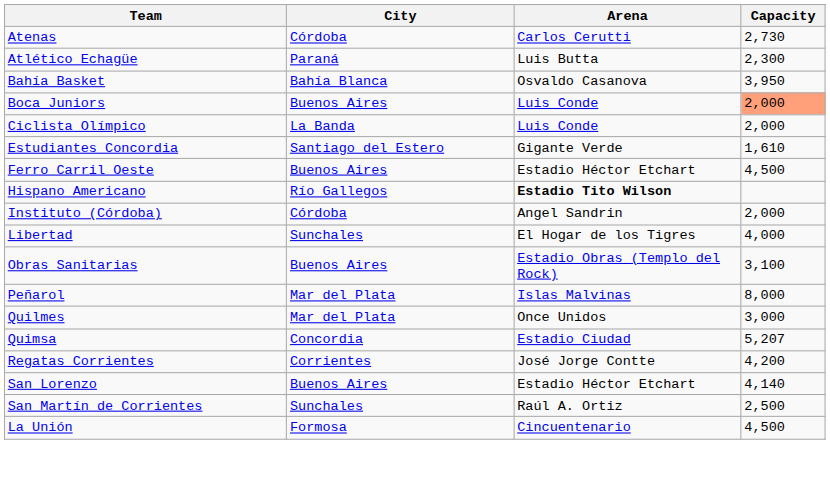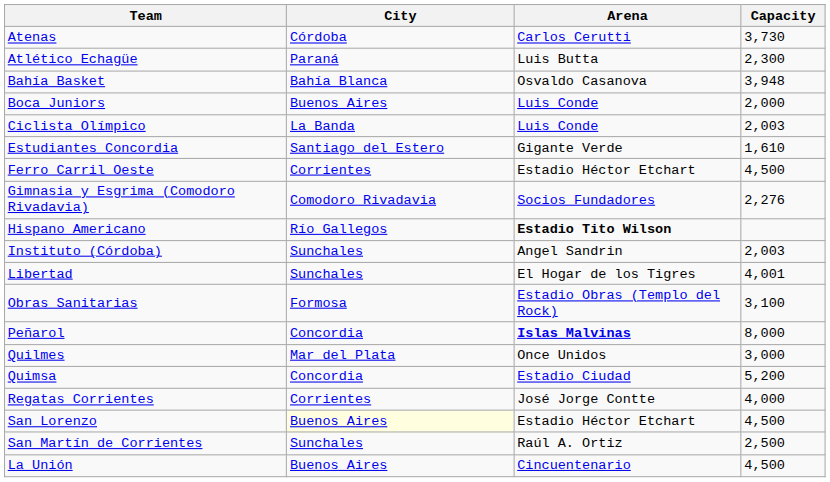(765, 38) 2,730 -> (765, 38) 3,730
(765, 82) 3,950 -> (765, 82) 3,948
(765, 104) lightsalmon background -> (765, 104) no background
(765, 126) 2,000 -> (765, 126) 2,003
(339, 170) Buenos Aires -> (331, 170) Corrientes
+ row: (121, 200)
(318, 214) Córdoba -> (327, 251) Sunchales
(765, 214) 2,000 -> (765, 251) 2,003
(765, 236) 4,000 -> (765, 274) 4,001
(339, 266) Buenos Aires -> (318, 303) Formosa
(343, 296) Mar del Plata -> (327, 333) Concordia
(574, 296) normal -> (574, 333) bold
(765, 340) 5,207 -> (765, 377) 5,200
(765, 362) 4,200 -> (765, 399) 4,000
(339, 384) no background -> (339, 421) lightyellow background
(765, 384) 4,140 -> (765, 421) 4,500
(318, 428) Formosa -> (339, 465) Buenos Aires
